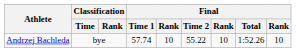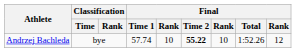(196, 41) normal -> (196, 41) bold
(279, 41) 10 -> (279, 41) 12
